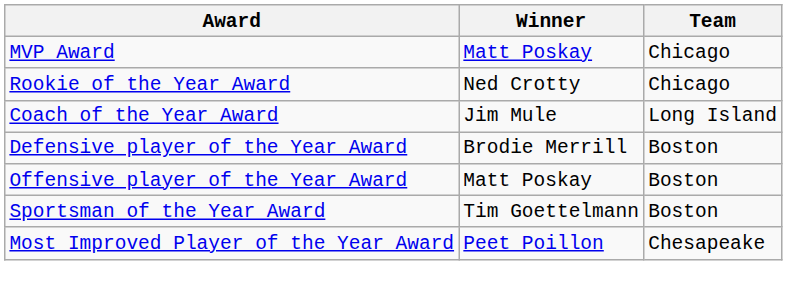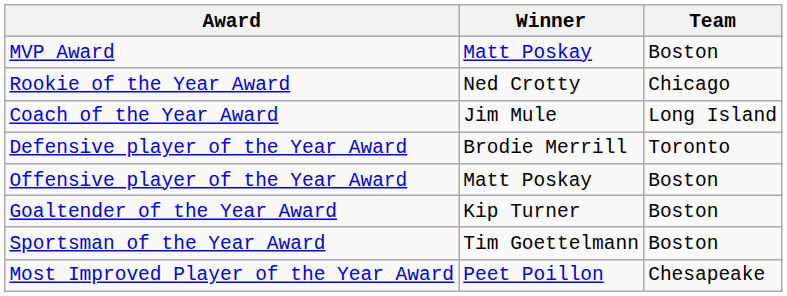(689, 52) Chicago -> (683, 52) Boston
(683, 148) Boston -> (689, 148) Toronto
+ row: (173, 211)
